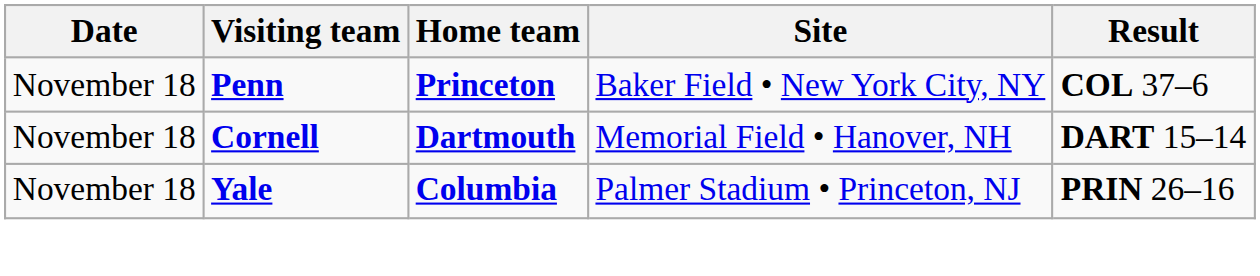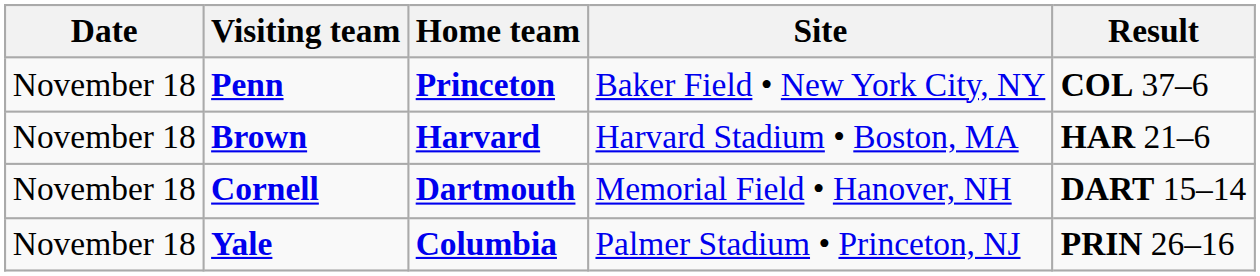+ row: (259, 137)
